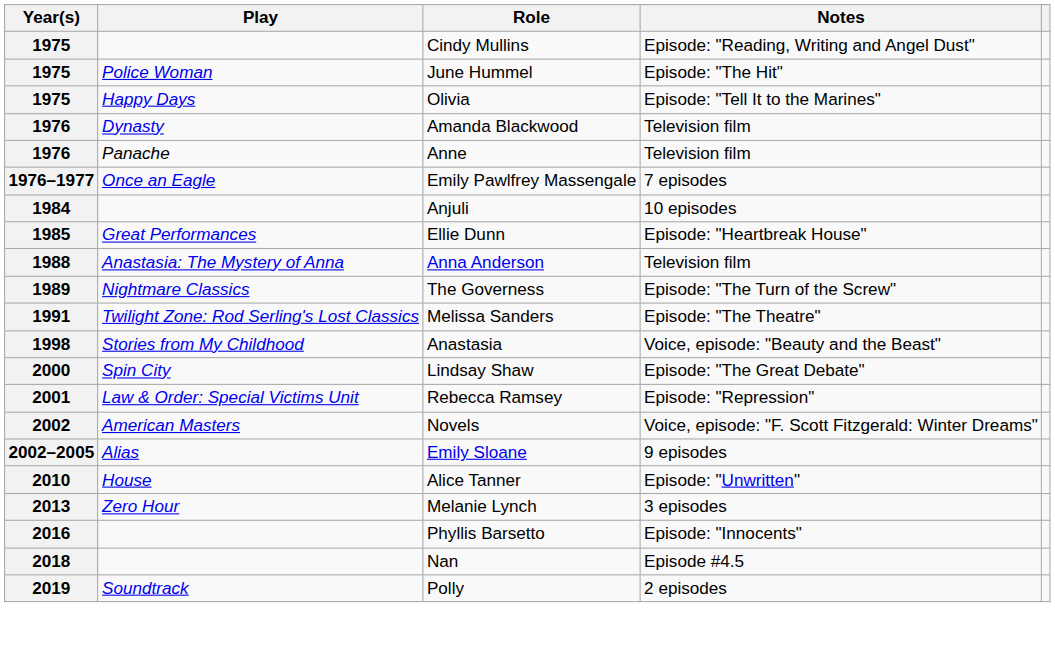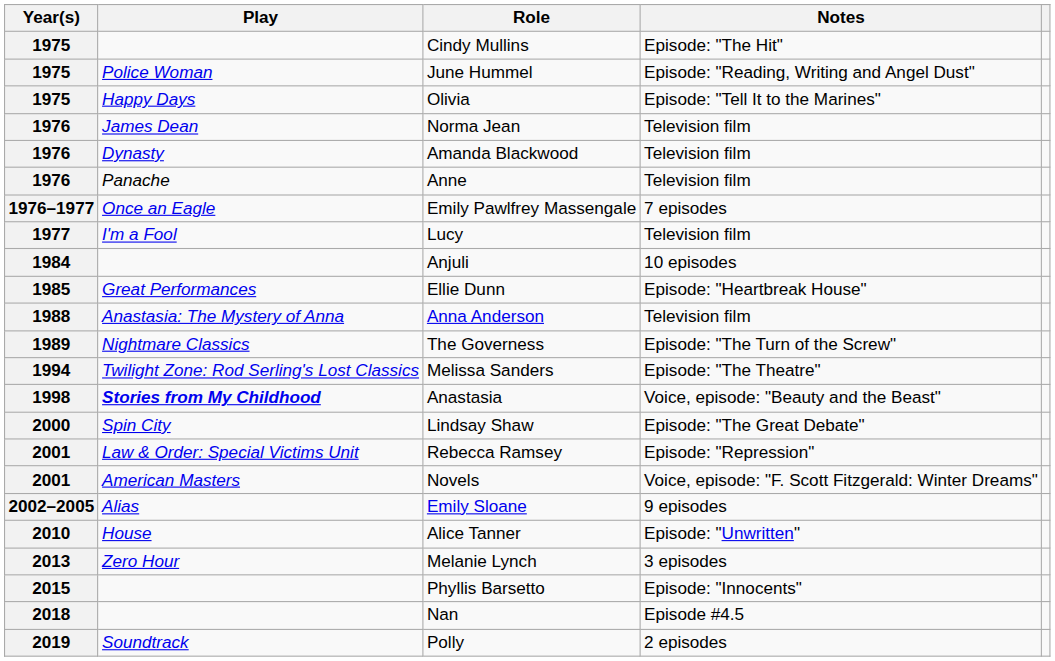(809, 45) Episode: "Reading, Writing and Angel Dust" -> (713, 45) Episode: "The Hit"
(713, 72) Episode: "The Hit" -> (809, 72) Episode: "Reading, Writing and Angel Dust"
+ row: (474, 126)
+ row: (445, 235)
(51, 316) 1991 -> (51, 371) 1994
(203, 343) normal -> (211, 398) bold
(51, 425) 2002 -> (51, 479) 2001
(51, 533) 2016 -> (51, 588) 2015
